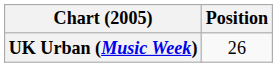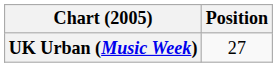(237, 47) 26 -> (237, 47) 27
